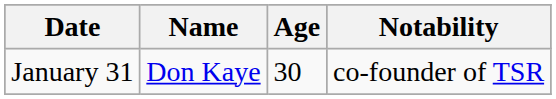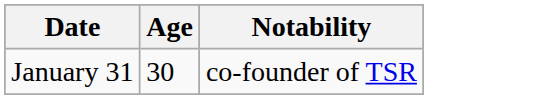- column: (203, 26)
